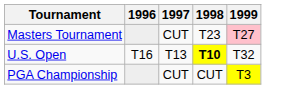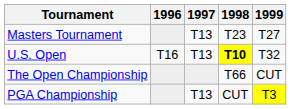(176, 35) CUT -> (201, 35) T13
(244, 35) pink background -> (269, 35) no background
+ row: (77, 75)
(176, 75) CUT -> (201, 94) T13
